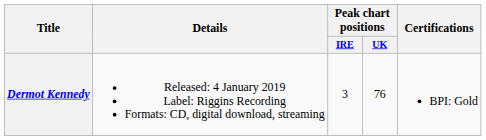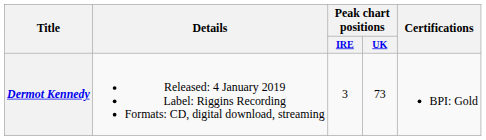(380, 94) 76 -> (380, 94) 73
